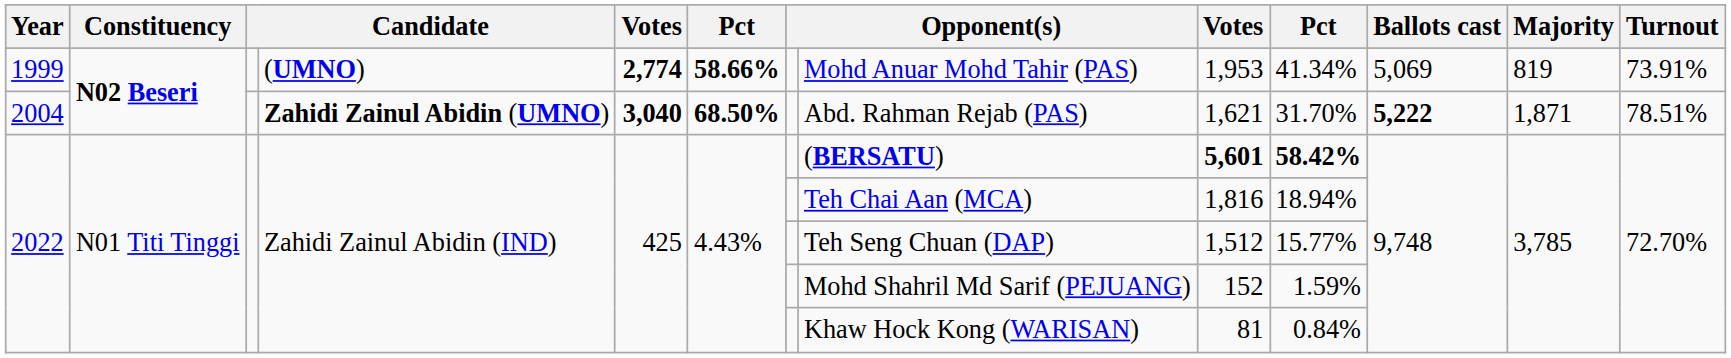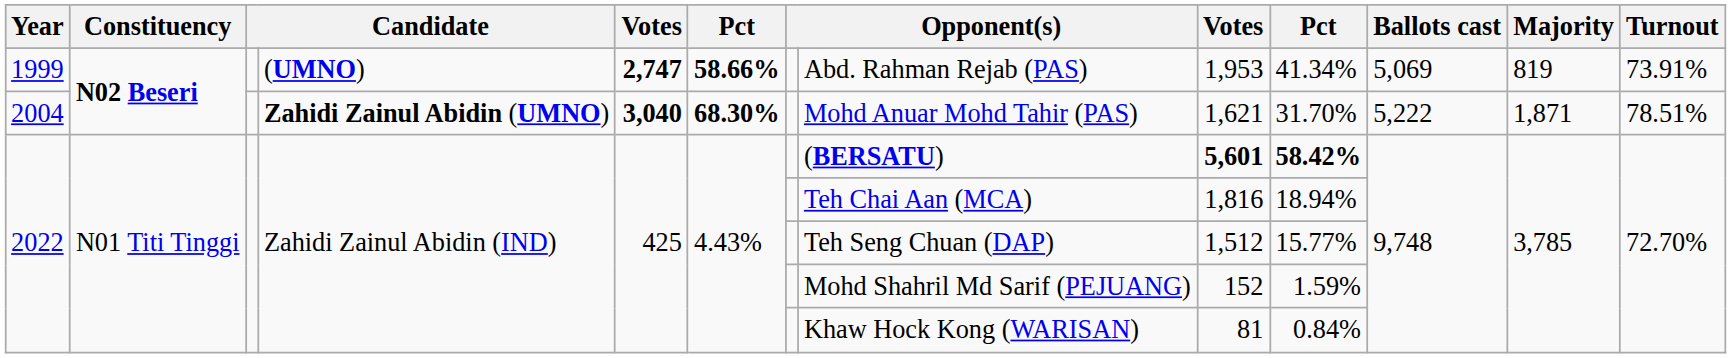(652, 69) 2,774 -> (652, 69) 2,747
(971, 69) Mohd Anuar Mohd Tahir (PAS) -> (946, 69) Abd. Rahman Rejab (PAS)
(737, 112) 68.50% -> (737, 112) 68.30%
(946, 112) Abd. Rahman Rejab (PAS) -> (971, 112) Mohd Anuar Mohd Tahir (PAS)
(1403, 112) bold -> (1403, 112) normal
